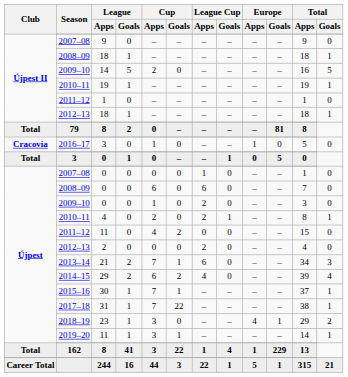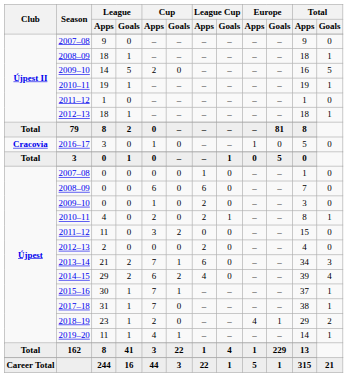(154, 233) 4 -> (154, 233) 3
(179, 306) 22 -> (179, 306) 0
(154, 321) 3 -> (154, 321) 2
(154, 336) 3 -> (154, 336) 4
